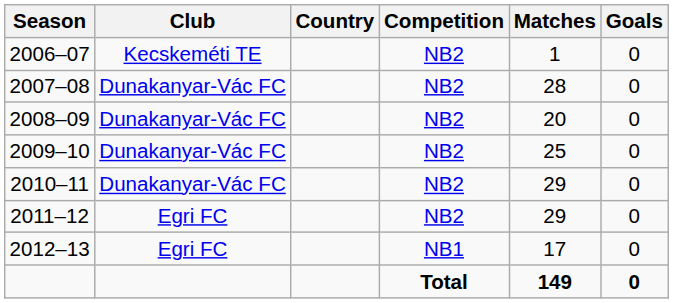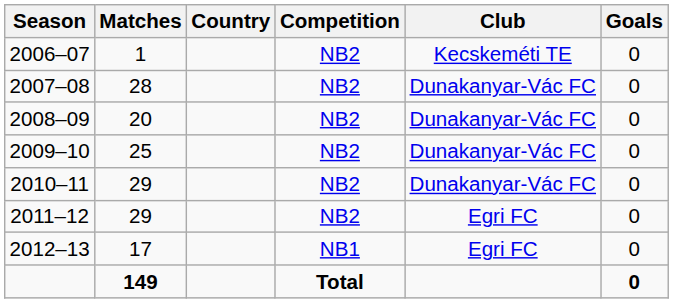columns swapped: (193, 21) <-> (555, 21)
